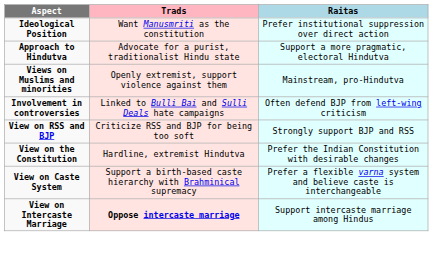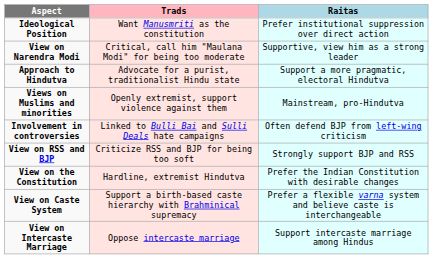+ row: (47, 53)
(174, 215) bold -> (174, 238) normal
